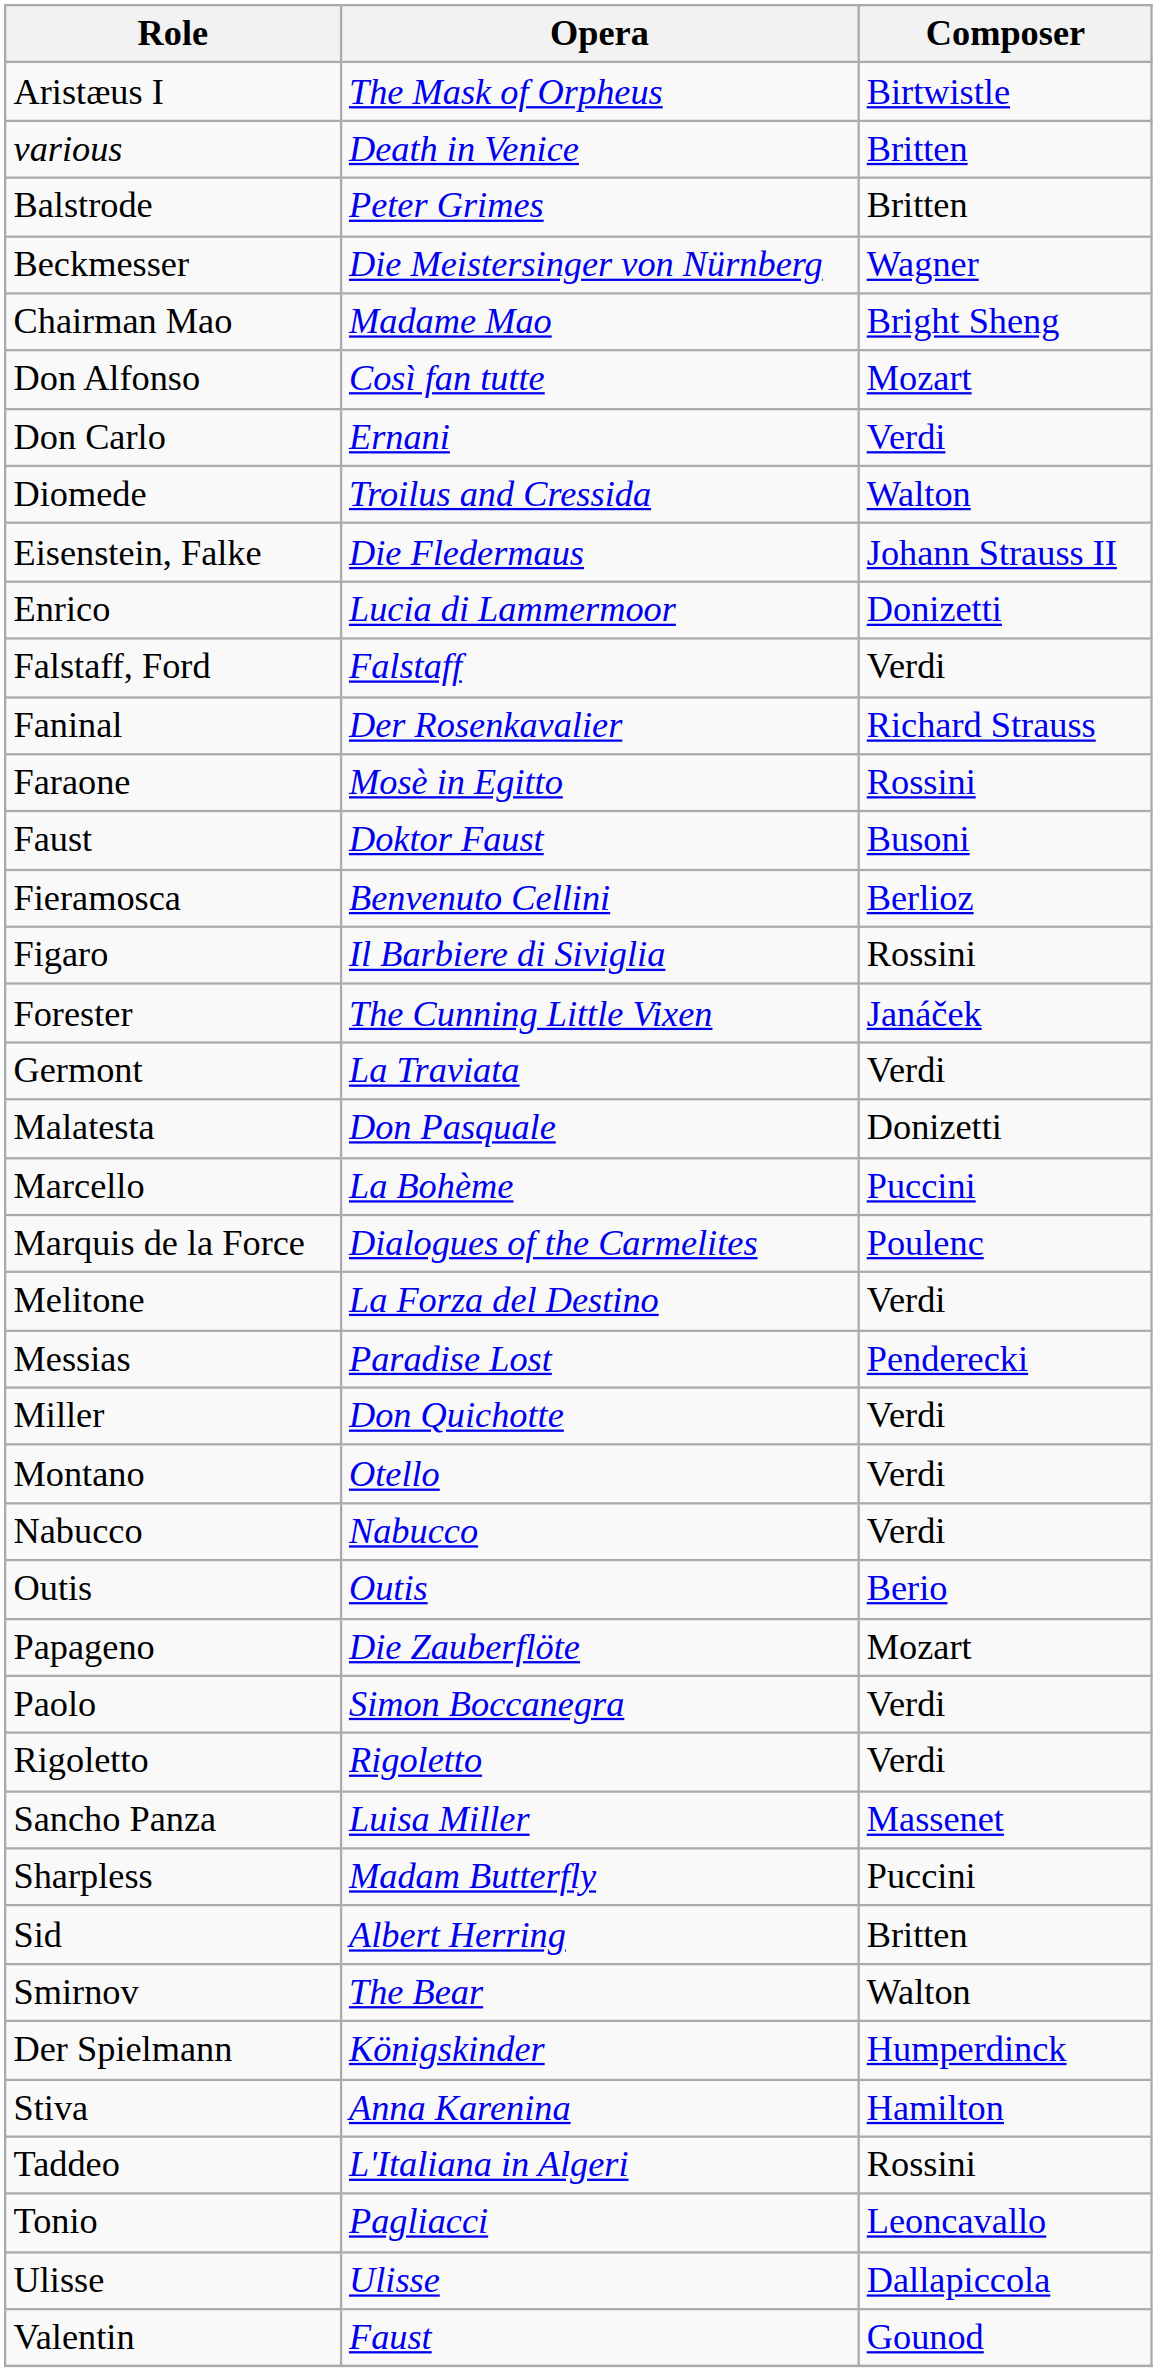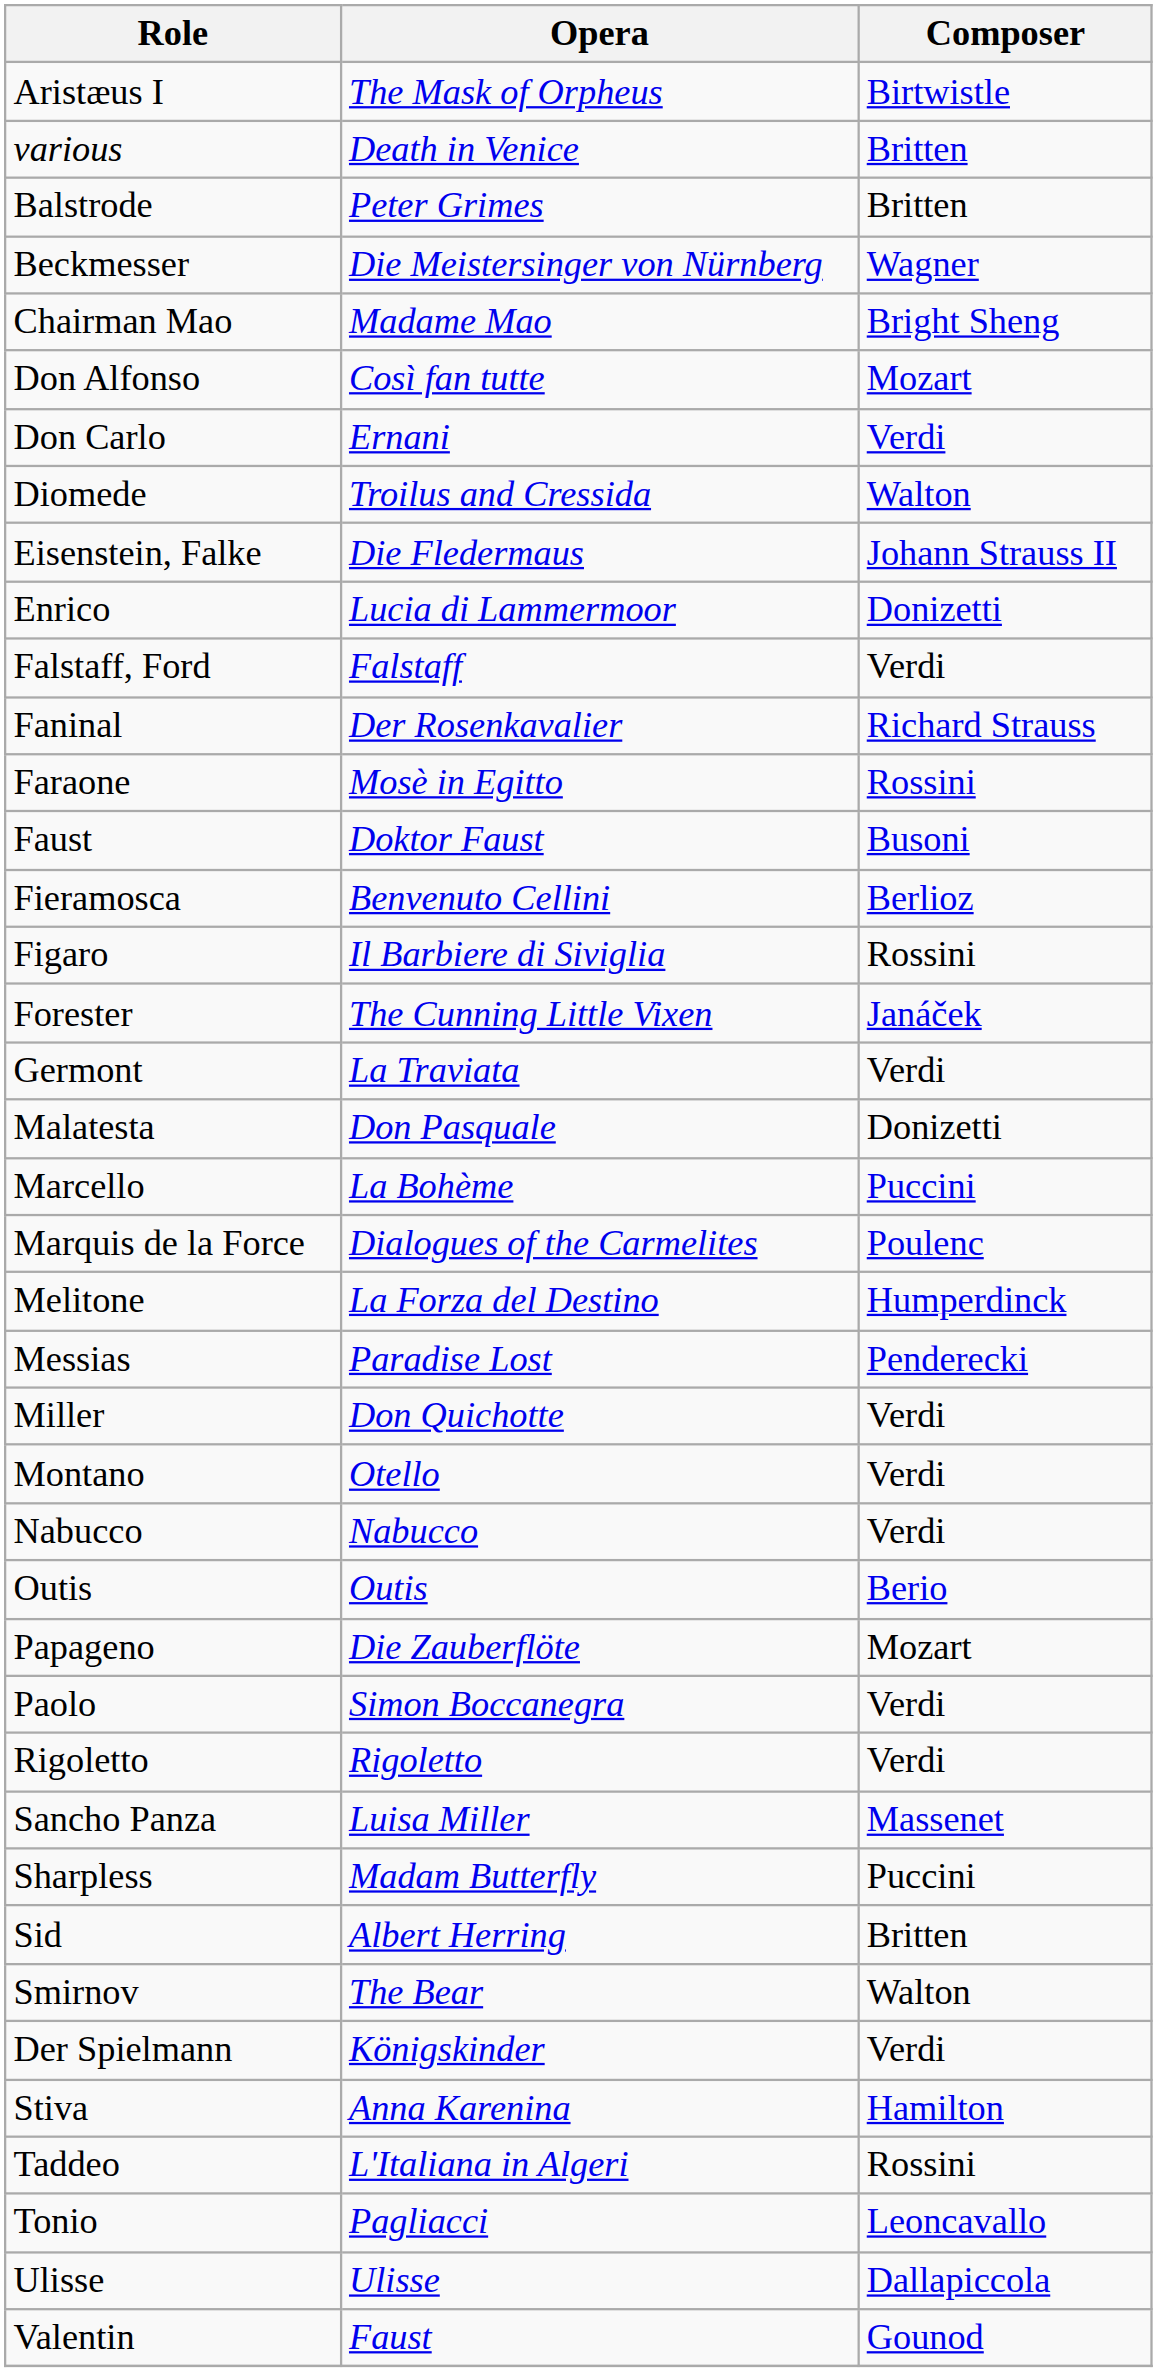(906, 1300) Verdi -> (967, 1300) Humperdinck
(967, 2049) Humperdinck -> (906, 2049) Verdi
